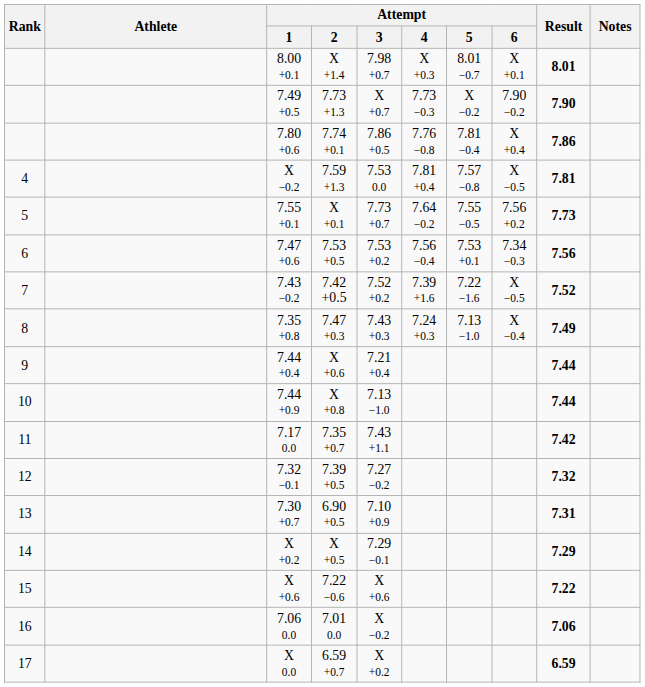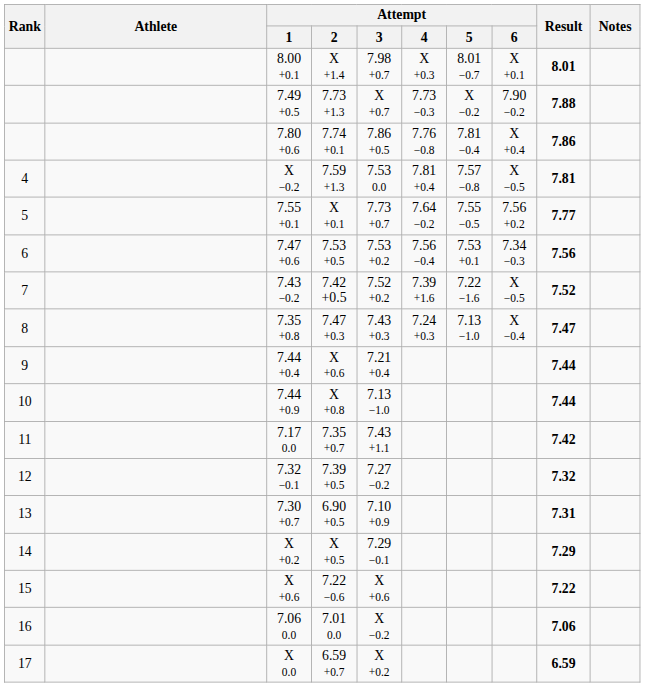(564, 104) 7.90 -> (564, 104) 7.88
(564, 216) 7.73 -> (564, 216) 7.77
(564, 327) 7.49 -> (564, 327) 7.47
